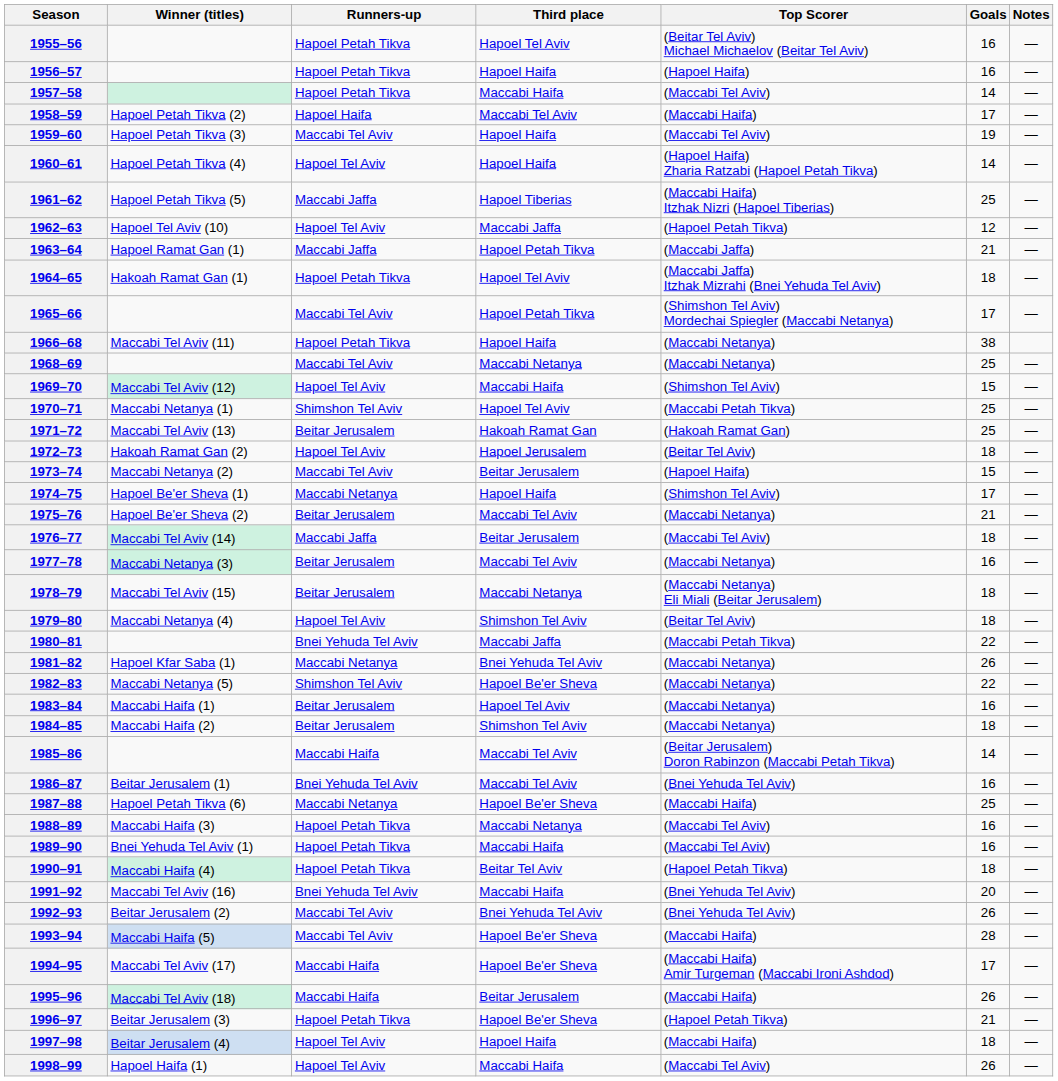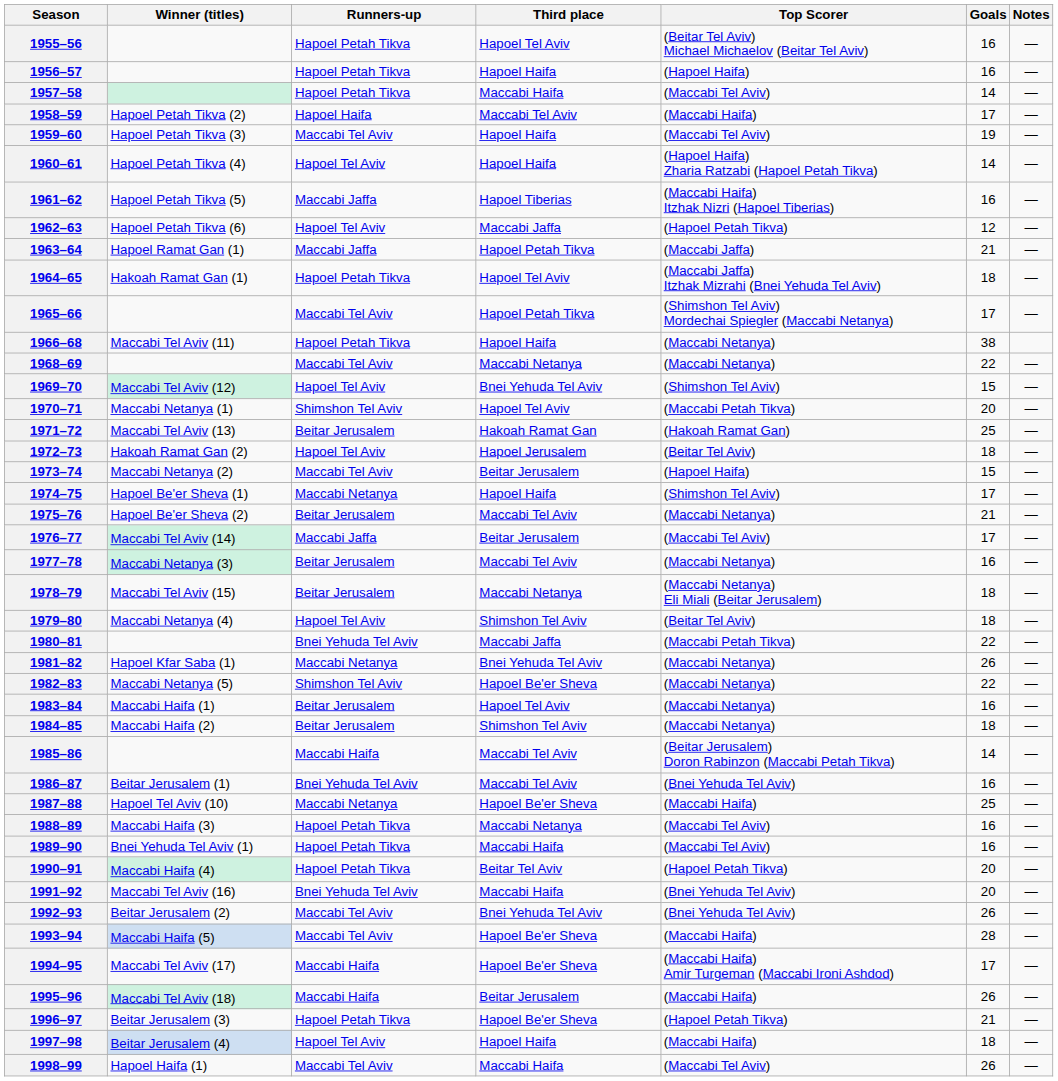(988, 199) 25 -> (988, 199) 16
(169, 228) Hapoel Tel Aviv (10) -> (178, 228) Hapoel Petah Tikva (6)
(988, 363) 25 -> (988, 363) 22
(521, 386) Maccabi Haifa -> (541, 386) Bnei Yehuda Tel Aviv
(988, 409) 25 -> (988, 409) 20
(988, 537) 18 -> (988, 537) 17
(178, 804) Hapoel Petah Tikva (6) -> (169, 804) Hapoel Tel Aviv (10)
(988, 869) 18 -> (988, 869) 20
(340, 1065) Hapoel Tel Aviv -> (344, 1065) Maccabi Tel Aviv
